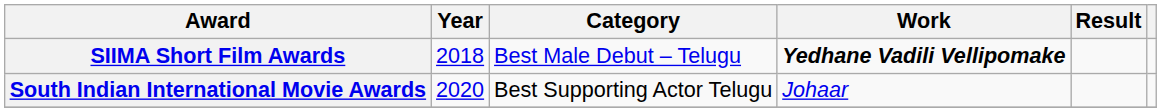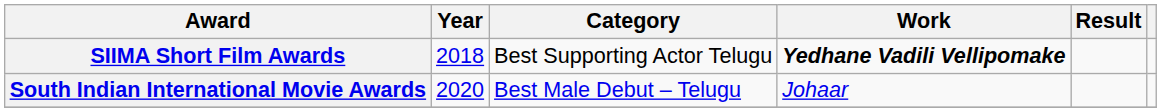(618, 55) Best Male Debut – Telugu -> (633, 55) Best Supporting Actor Telugu
(633, 90) Best Supporting Actor Telugu -> (618, 90) Best Male Debut – Telugu
